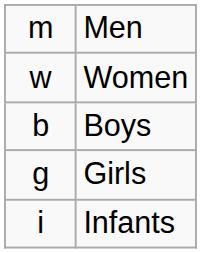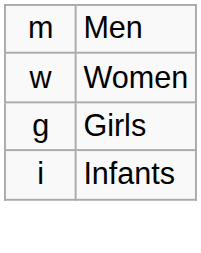- row: (117, 125)
